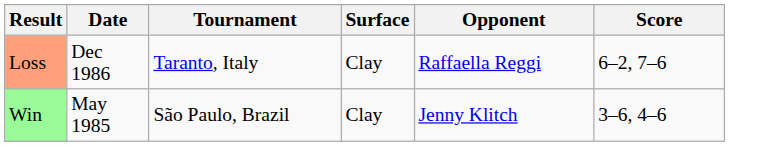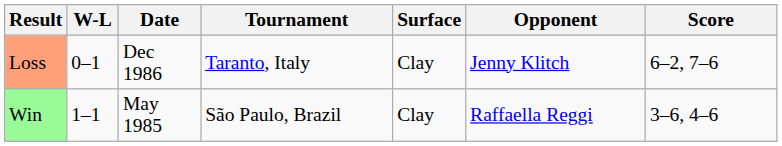+ column: (93, 19)
(480, 61) Raffaella Reggi -> (520, 61) Jenny Klitch
(468, 114) Jenny Klitch -> (531, 114) Raffaella Reggi
